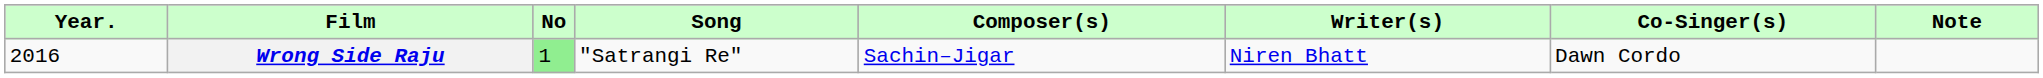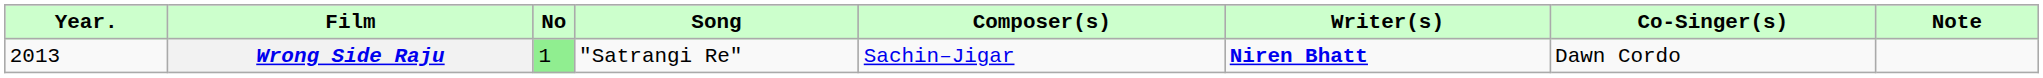(35, 56) 2016 -> (35, 56) 2013
(1299, 56) normal -> (1299, 56) bold
